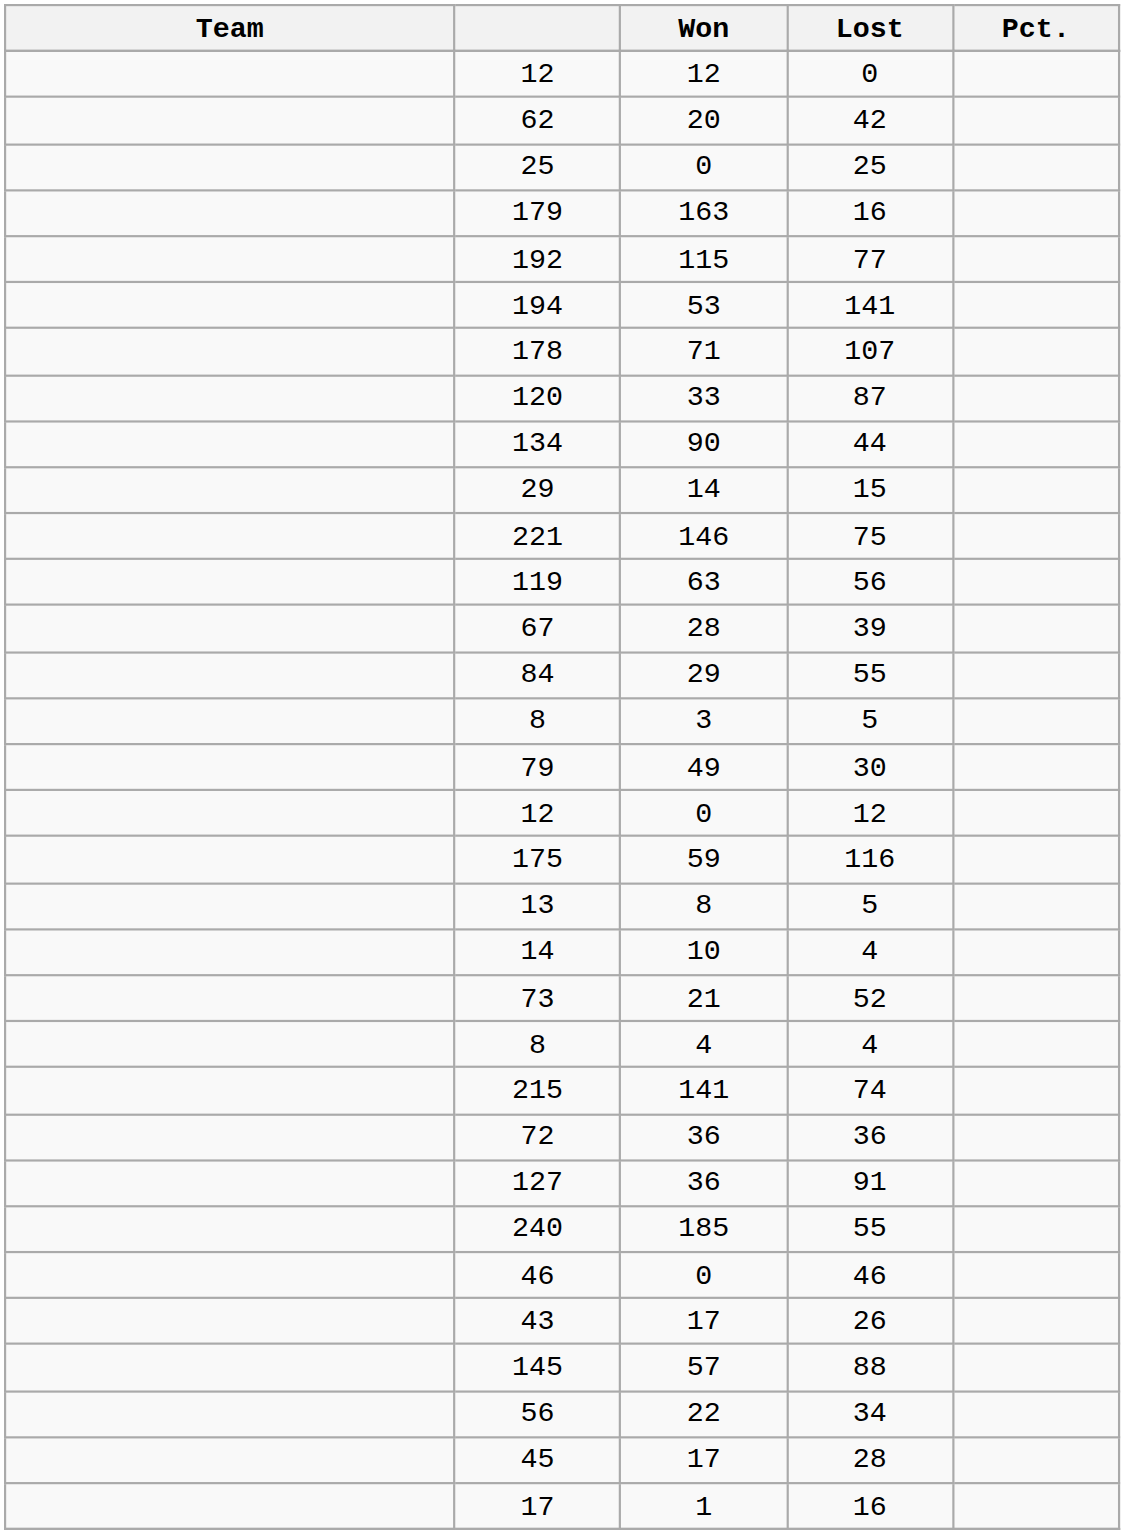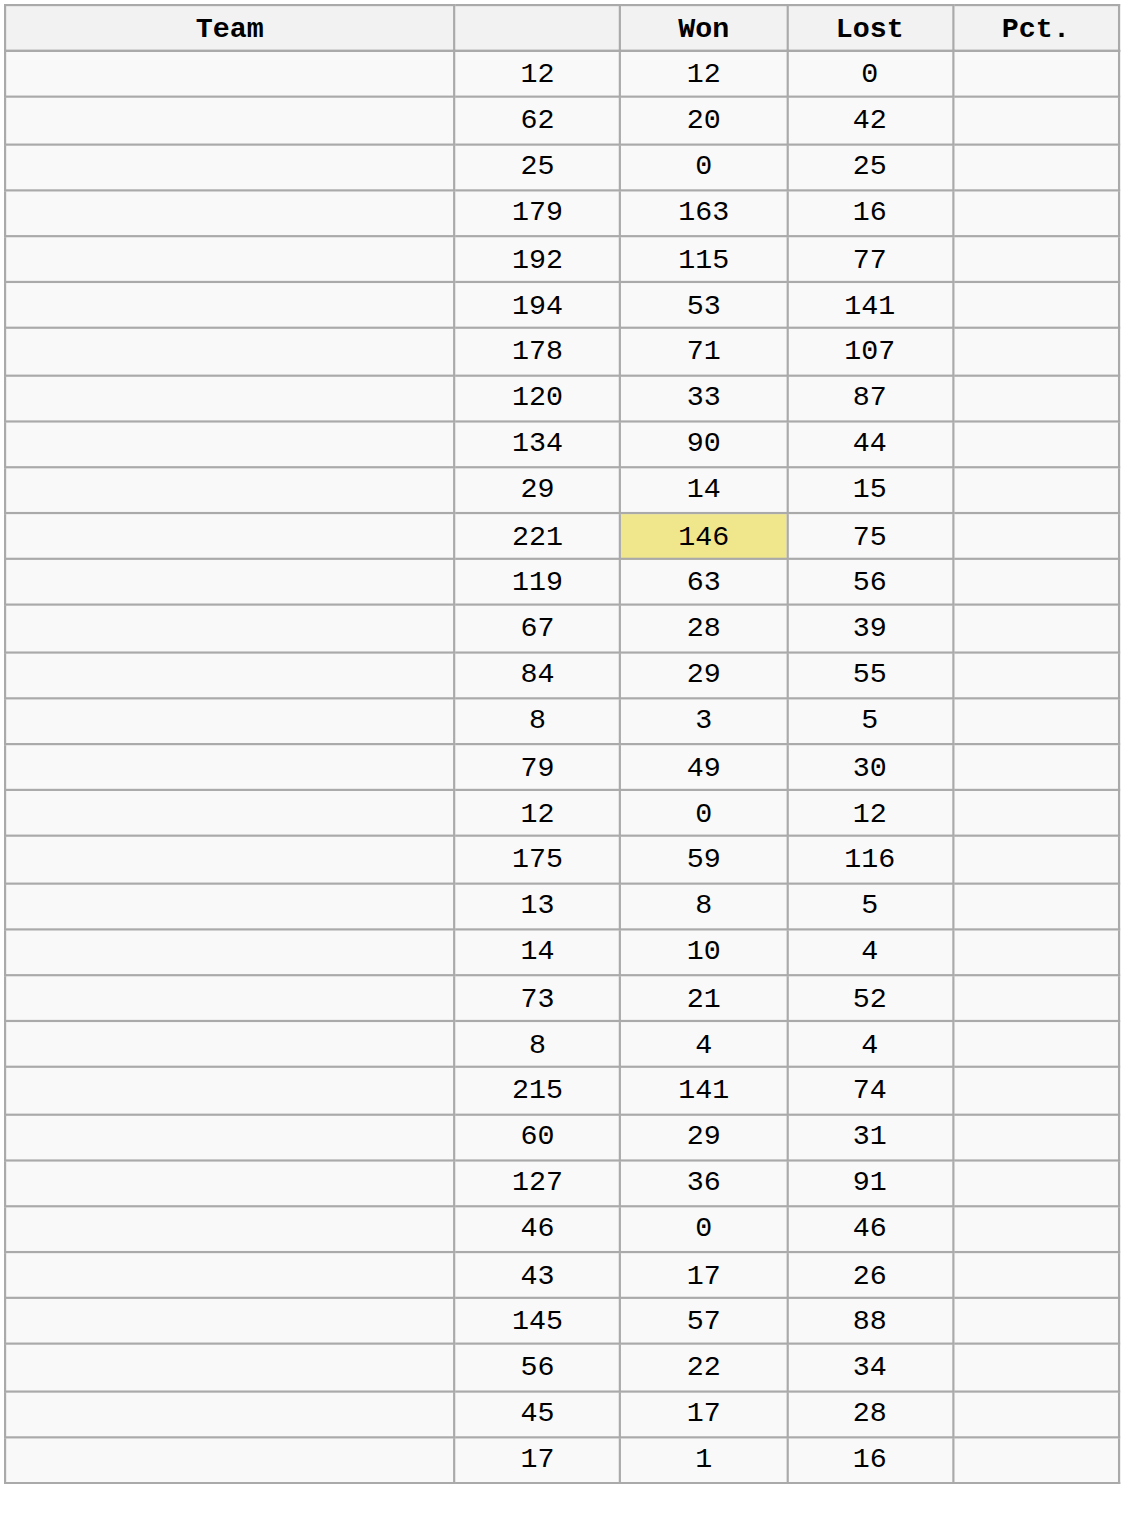(704, 536) no background -> (704, 536) khaki background
- row: (538, 1137)
+ row: (538, 1137)
- row: (538, 1229)
